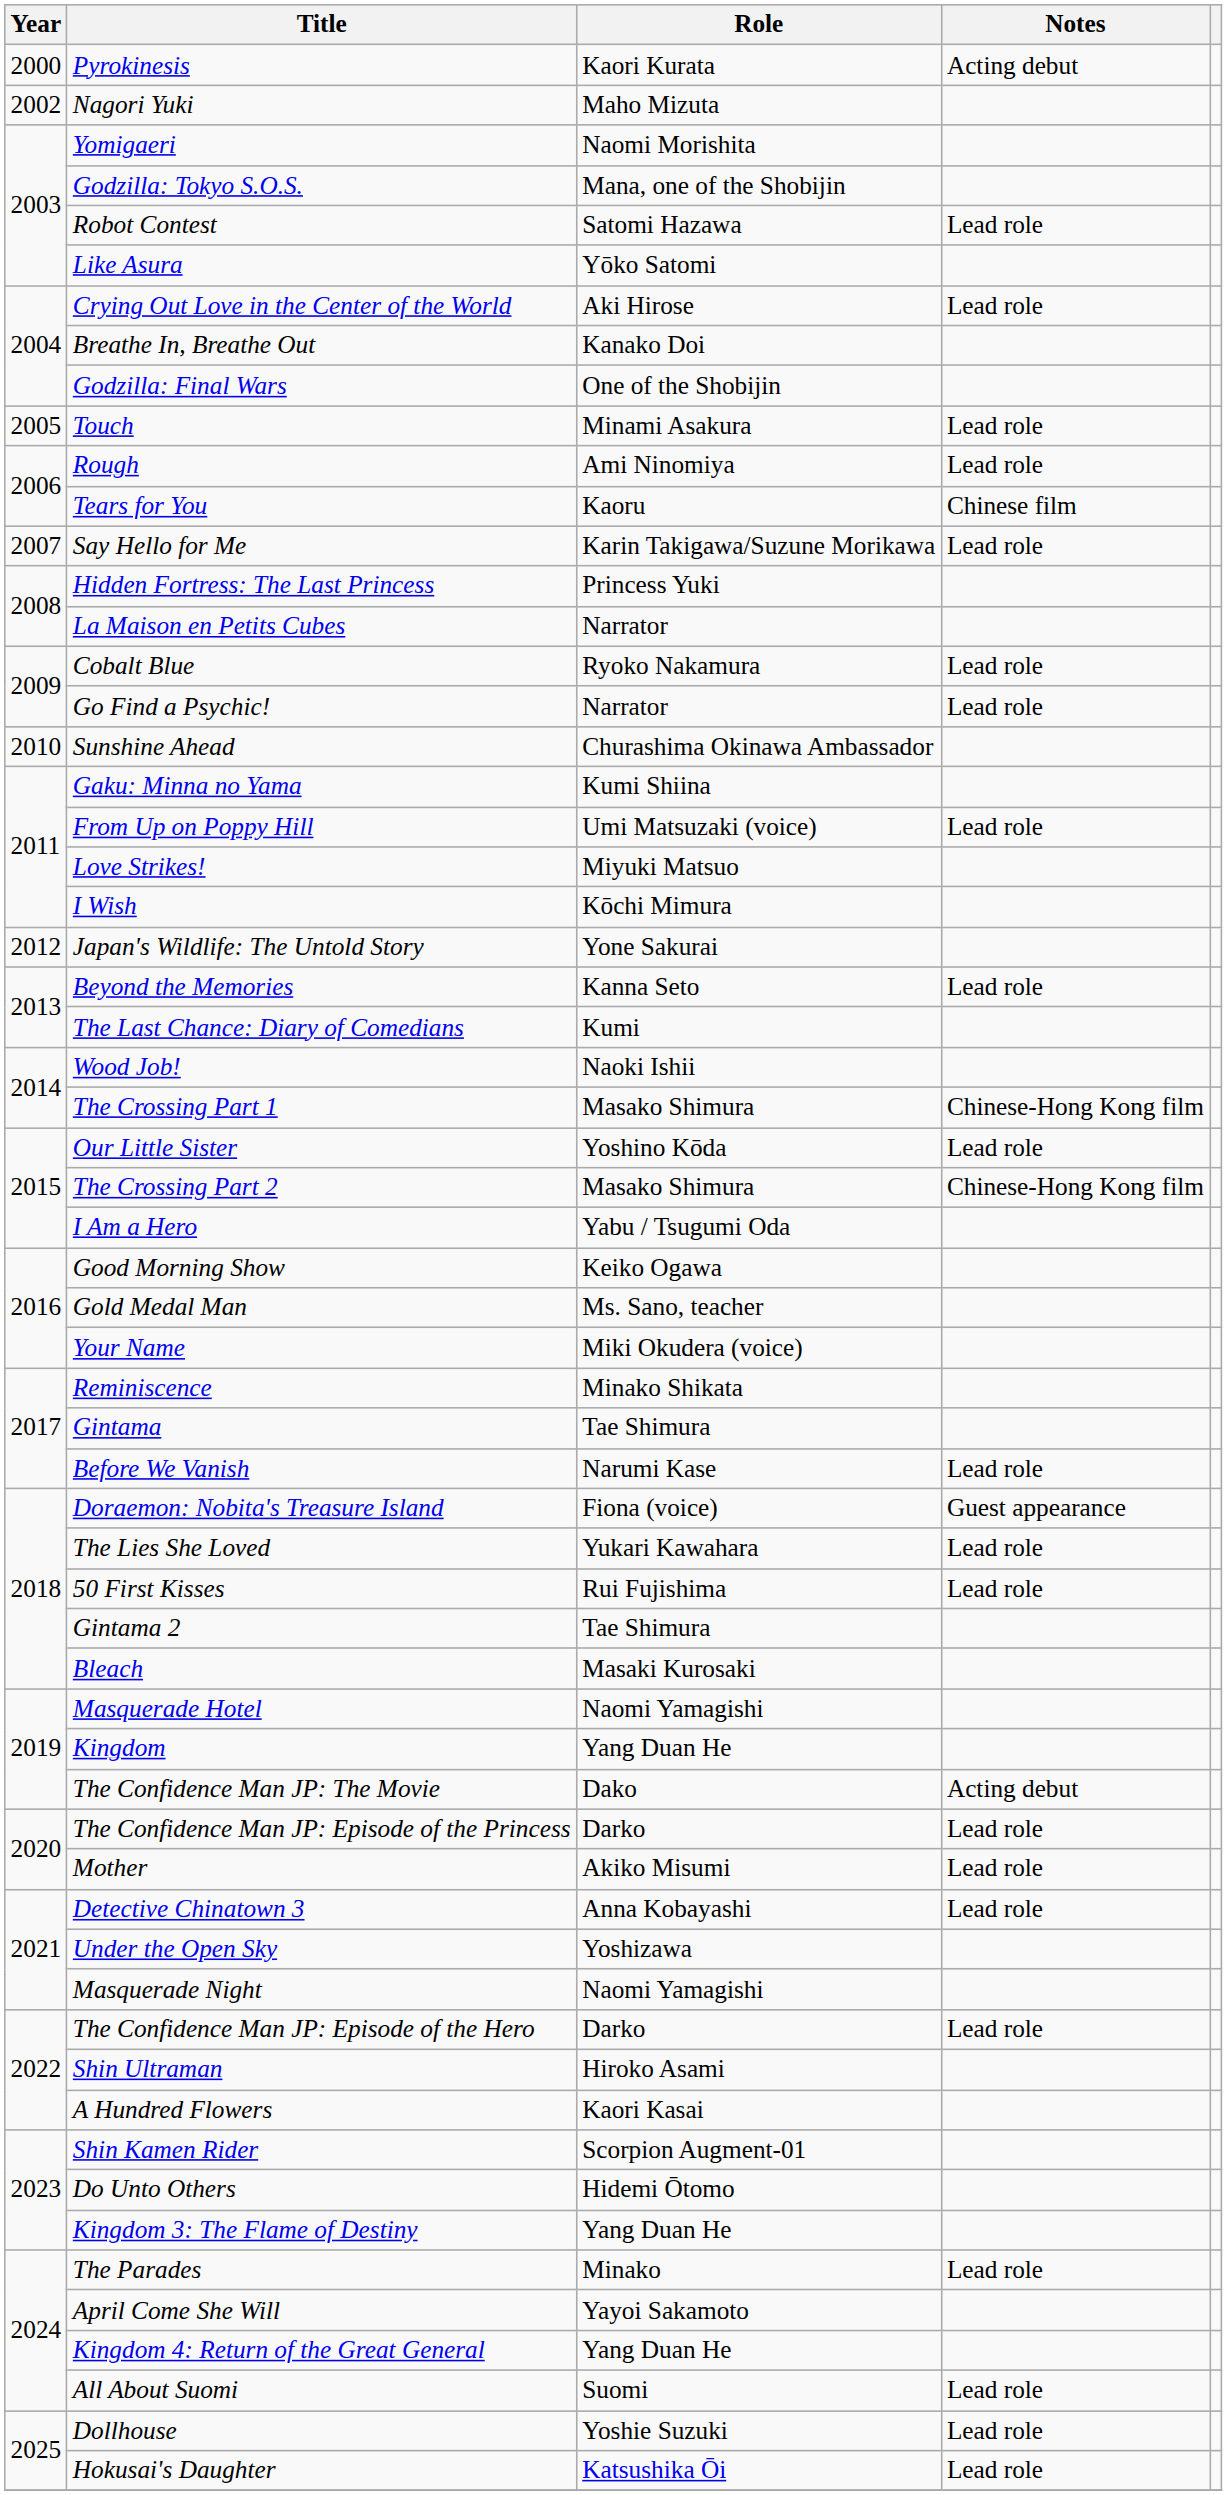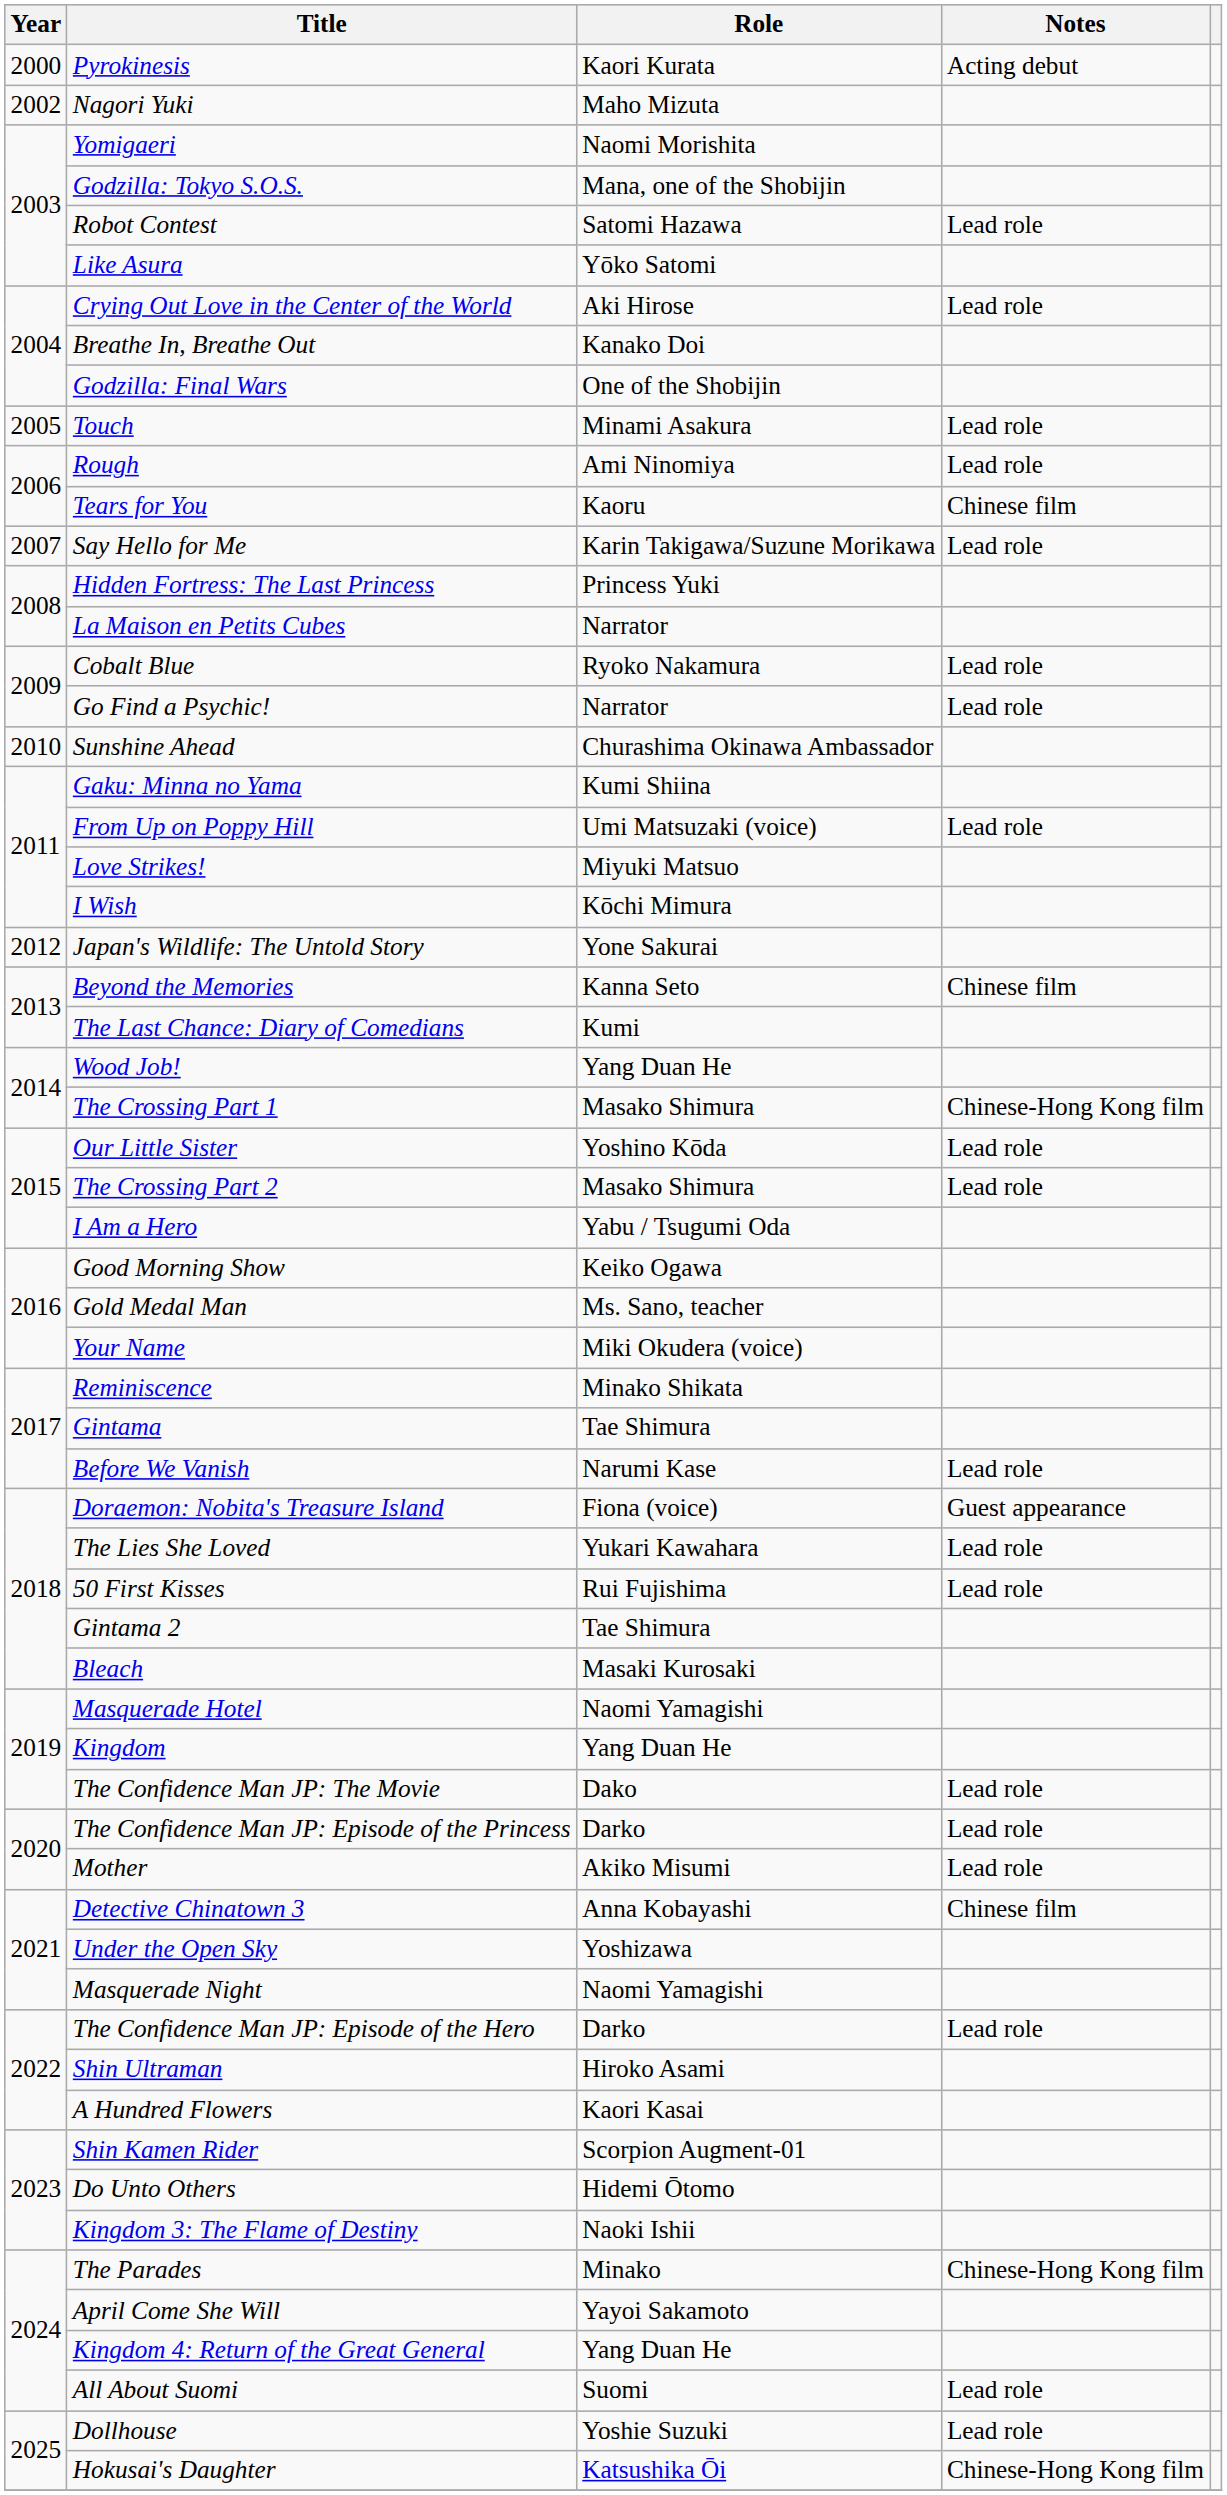(995, 986) Lead role -> (1012, 986) Chinese film
(639, 1066) Naoki Ishii -> (657, 1066) Yang Duan He
(1075, 1187) Chinese-Hong Kong film -> (995, 1187) Lead role
(1013, 1788) Acting debut -> (995, 1788) Lead role
(995, 1908) Lead role -> (1012, 1908) Chinese film
(657, 2229) Yang Duan He -> (639, 2229) Naoki Ishii
(995, 2269) Lead role -> (1075, 2269) Chinese-Hong Kong film
(995, 2470) Lead role -> (1075, 2470) Chinese-Hong Kong film
